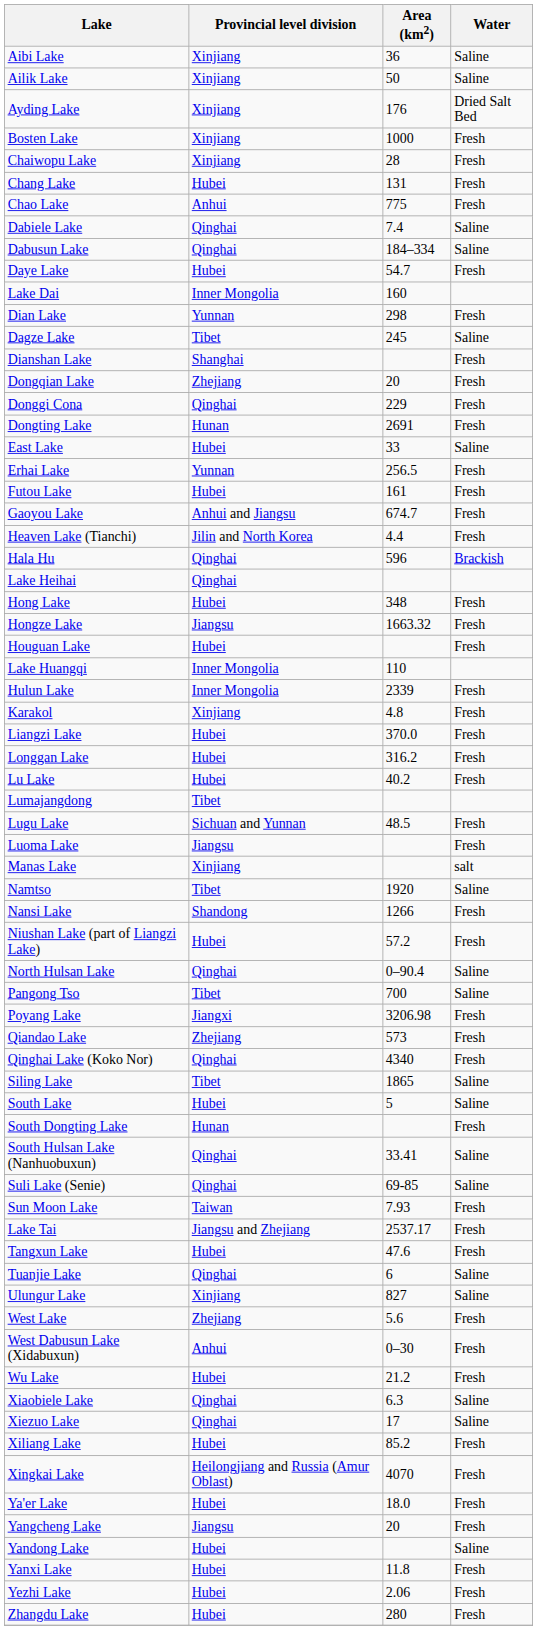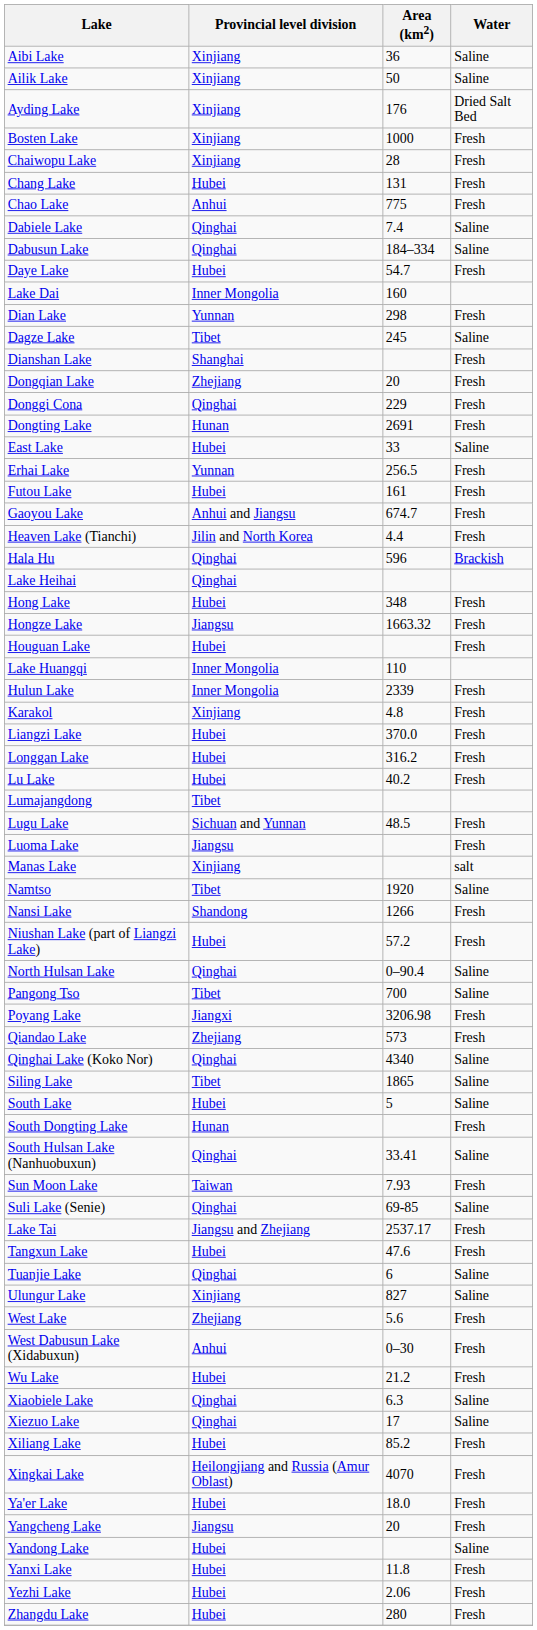(470, 1059) Fresh -> (472, 1059) Saline
rows swapped: (56, 1185) <-> (52, 1207)
